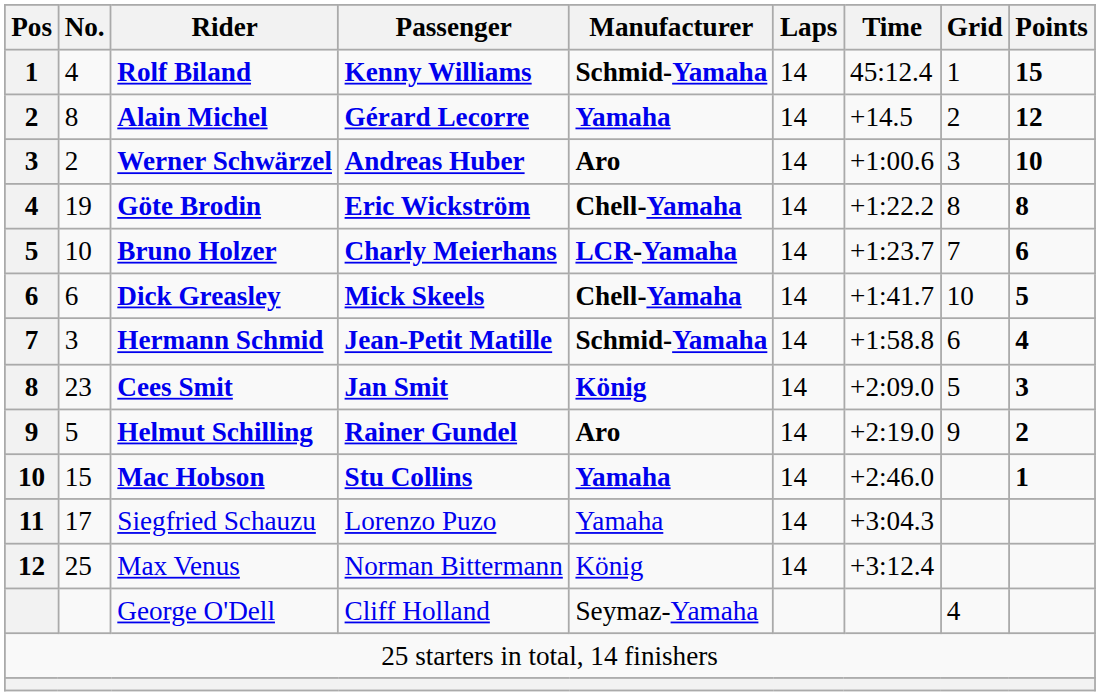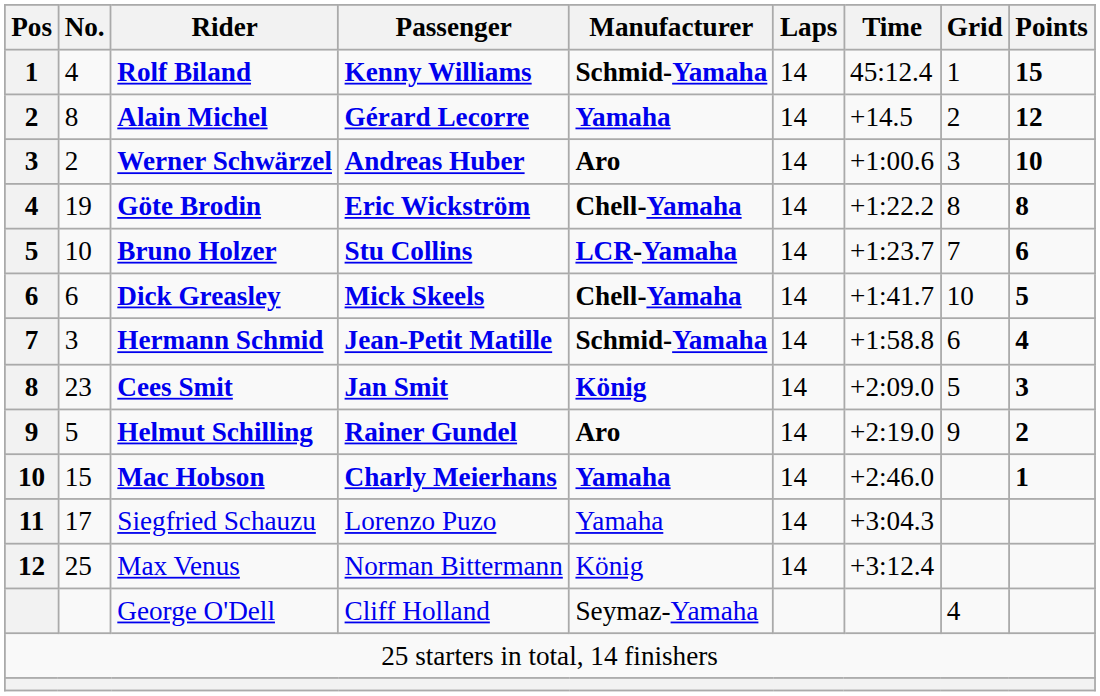(451, 251) Charly Meierhans -> (408, 251) Stu Collins
(408, 475) Stu Collins -> (451, 475) Charly Meierhans
